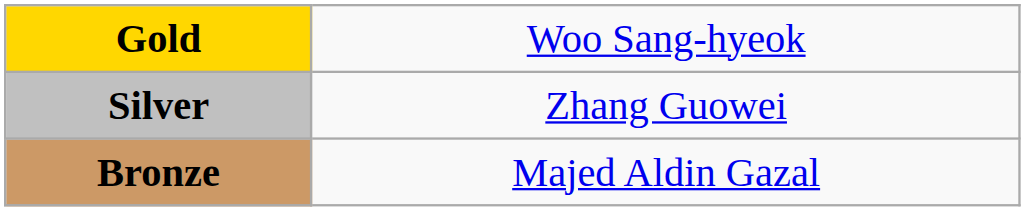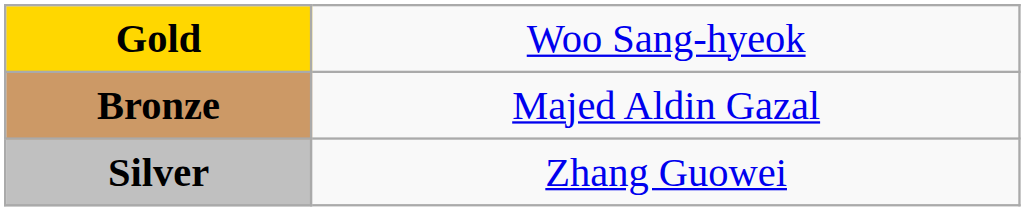rows swapped: (159, 104) <-> (159, 171)
